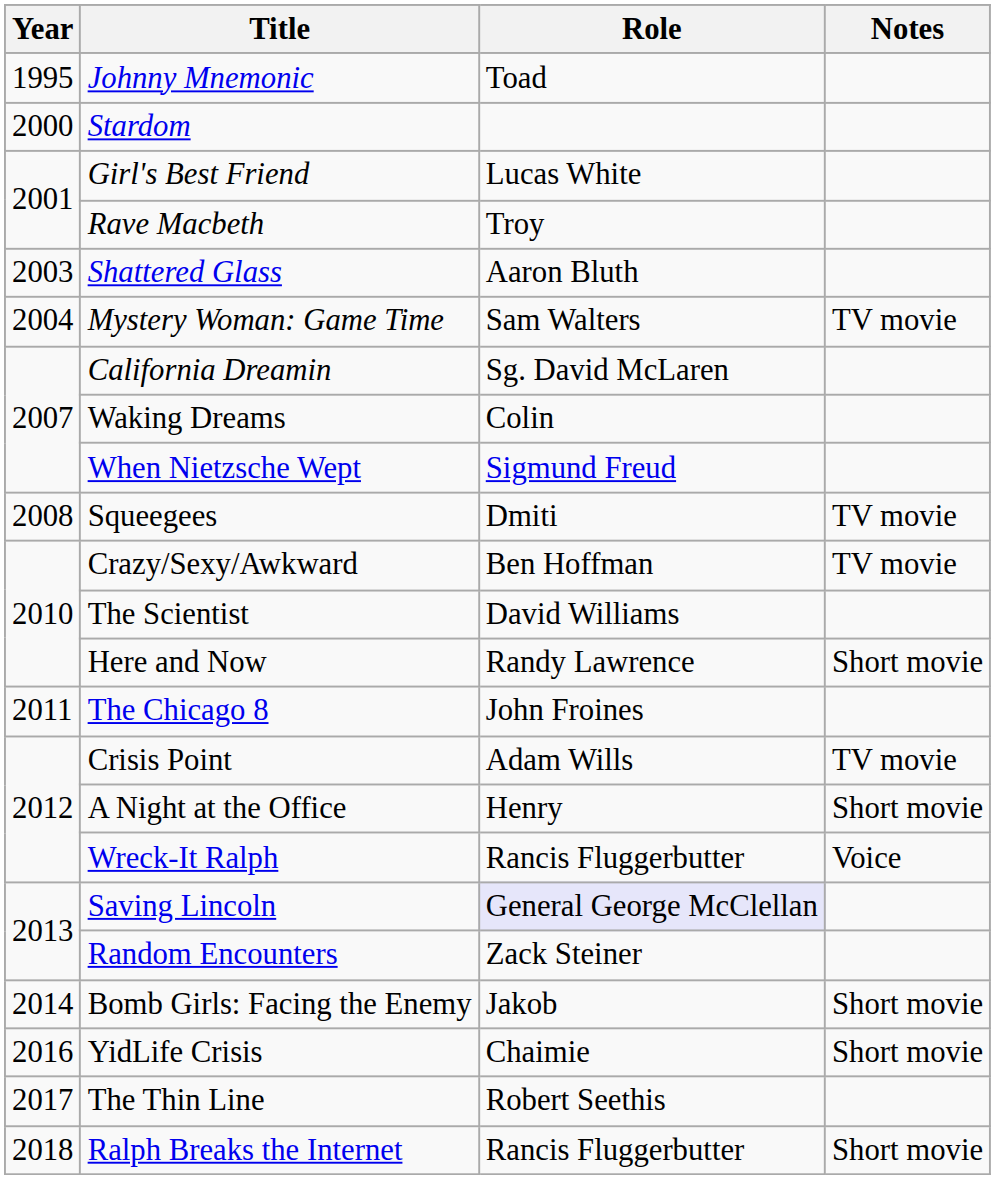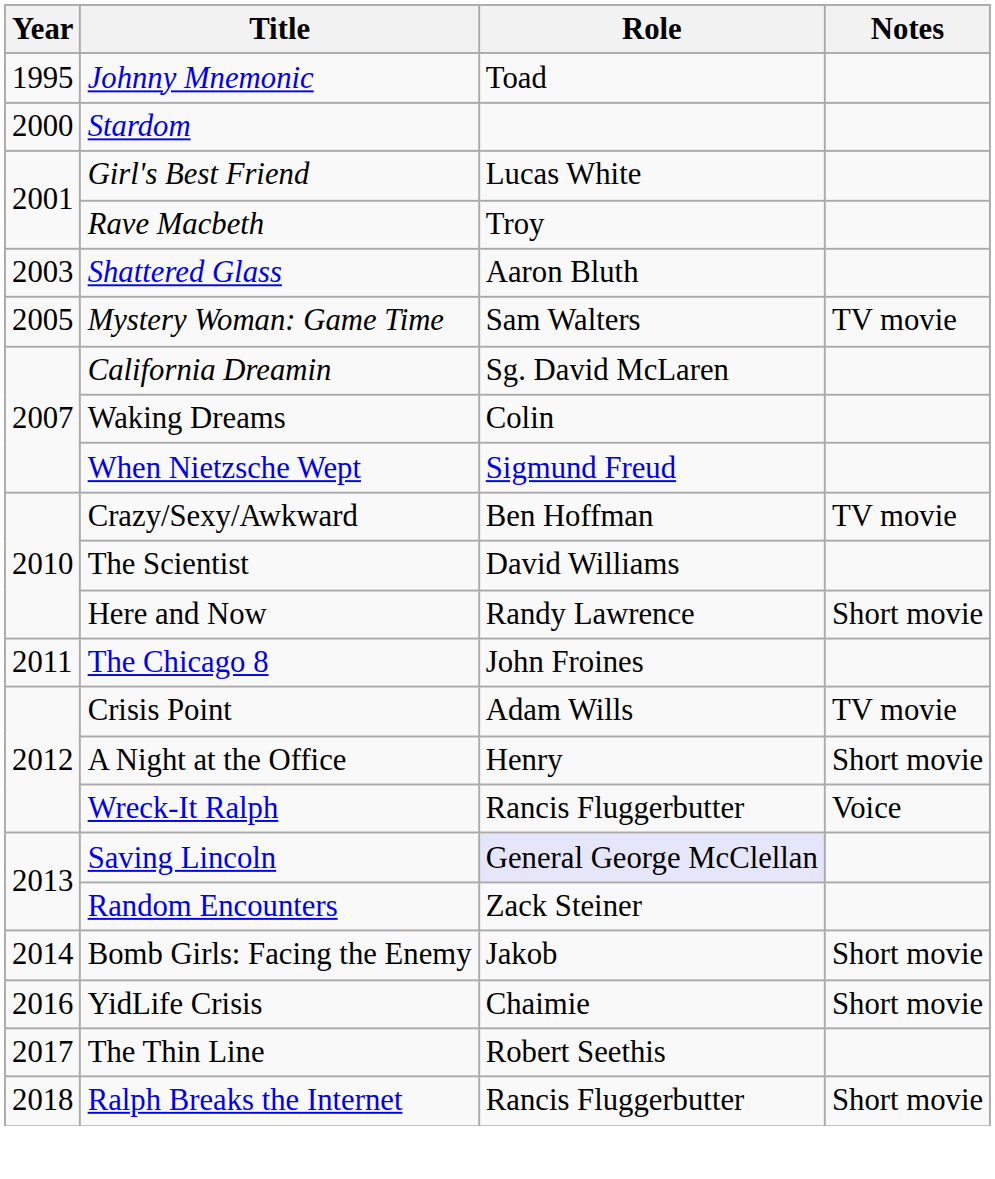(43, 321) 2004 -> (43, 321) 2005
- row: (152, 516)
